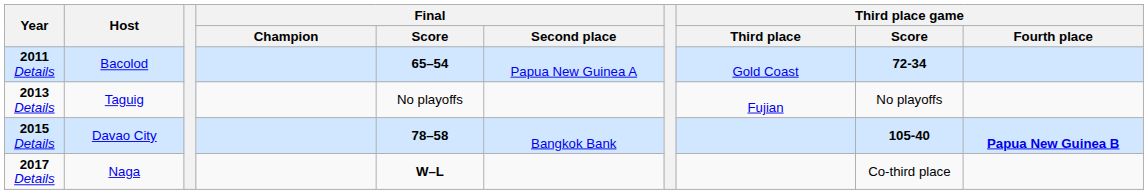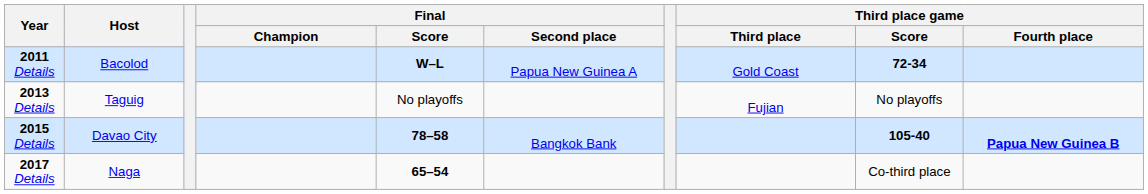(430, 65) 65–54 -> (430, 65) W–L
(430, 171) W–L -> (430, 171) 65–54
